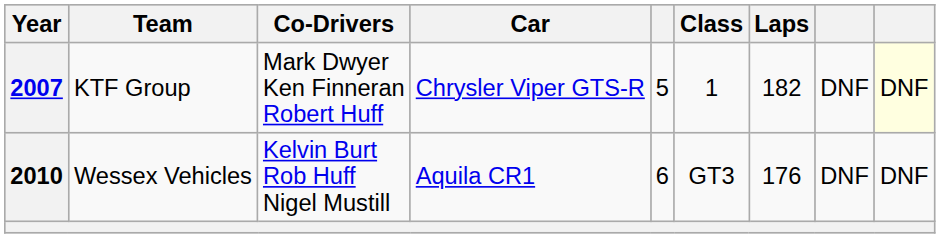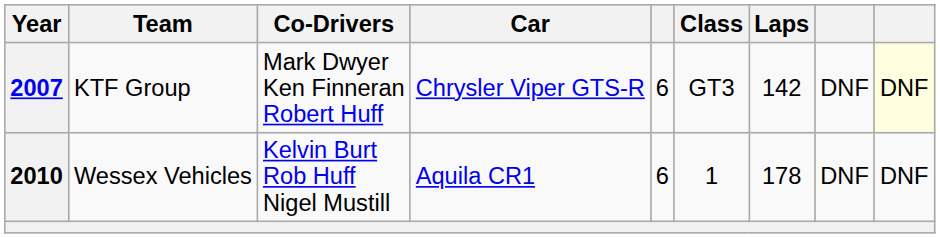(662, 87) 5 -> (662, 87) 6
(712, 87) 1 -> (712, 87) GT3
(782, 87) 182 -> (782, 87) 142
(712, 177) GT3 -> (712, 177) 1
(782, 177) 176 -> (782, 177) 178
